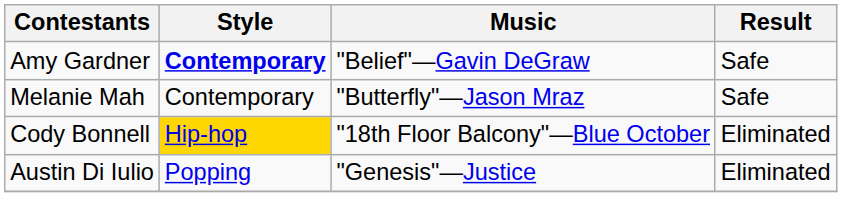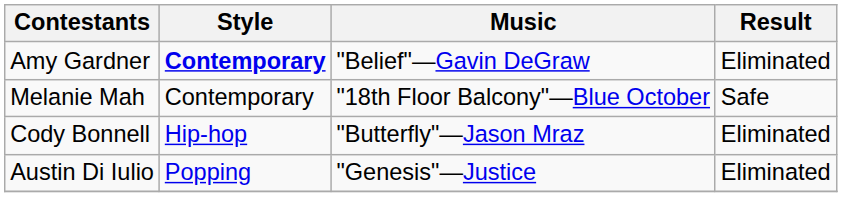(745, 60) Safe -> (776, 60) Eliminated
(460, 97) "Butterfly"—Jason Mraz -> (523, 97) "18th Floor Balcony"—Blue October
(206, 135) gold background -> (206, 135) no background
(523, 135) "18th Floor Balcony"—Blue October -> (460, 135) "Butterfly"—Jason Mraz
